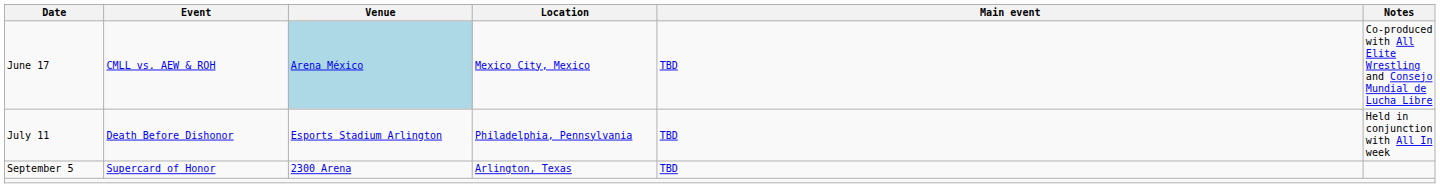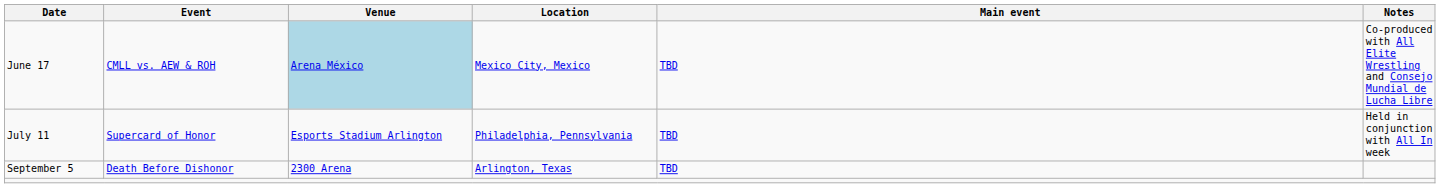(170, 135) Death Before Dishonor -> (161, 135) Supercard of Honor
(161, 170) Supercard of Honor -> (170, 170) Death Before Dishonor
